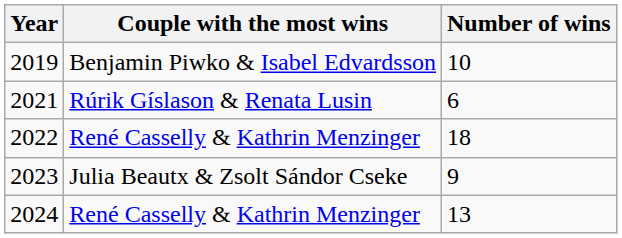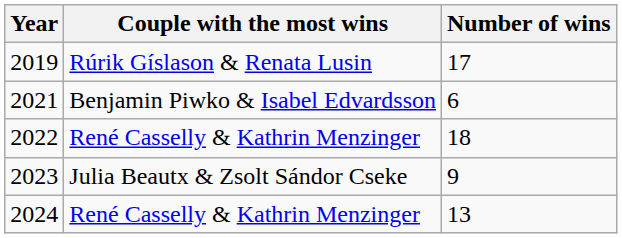(253, 61) Benjamin Piwko & Isabel Edvardsson -> (221, 61) Rúrik Gíslason & Renata Lusin
(459, 61) 10 -> (459, 61) 17
(221, 99) Rúrik Gíslason & Renata Lusin -> (253, 99) Benjamin Piwko & Isabel Edvardsson
